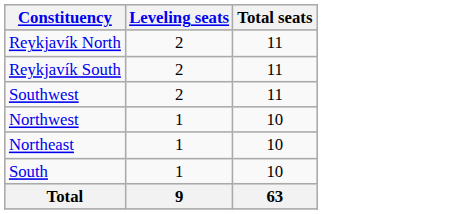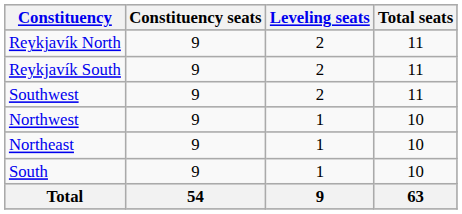+ column: (195, 17)
